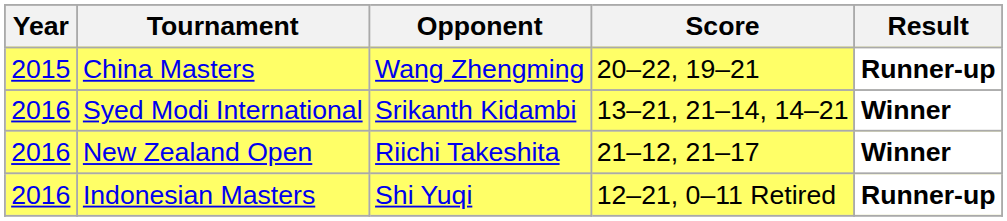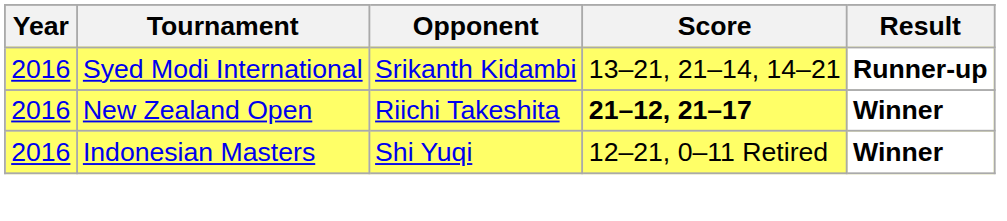- row: (169, 68)
(906, 111) Winner -> (920, 68) Runner-up
(678, 153) normal -> (670, 111) bold
(928, 195) Runner-up -> (898, 153) Winner
